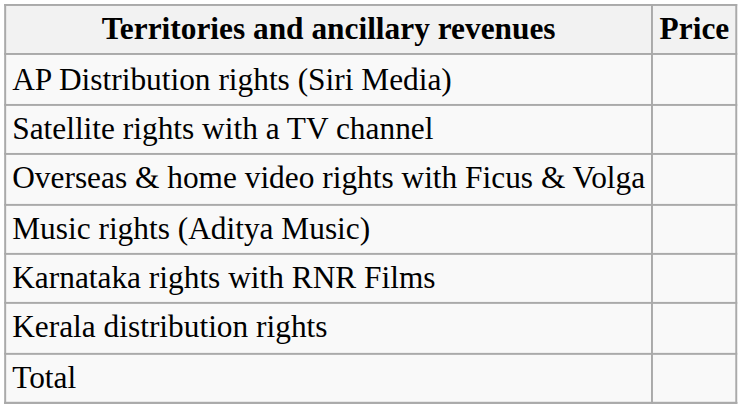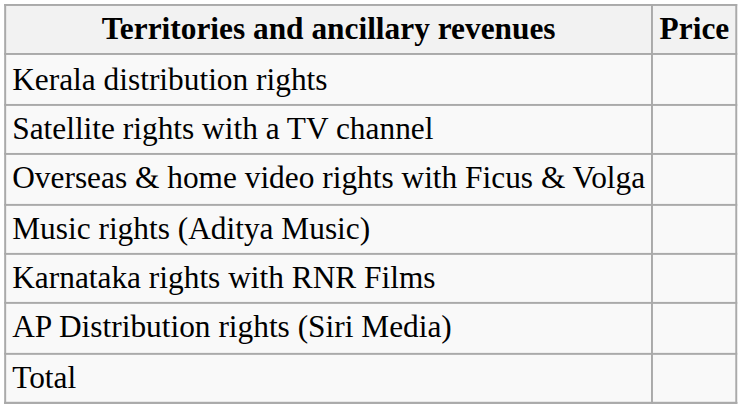rows swapped: (232, 79) <-> (170, 327)
